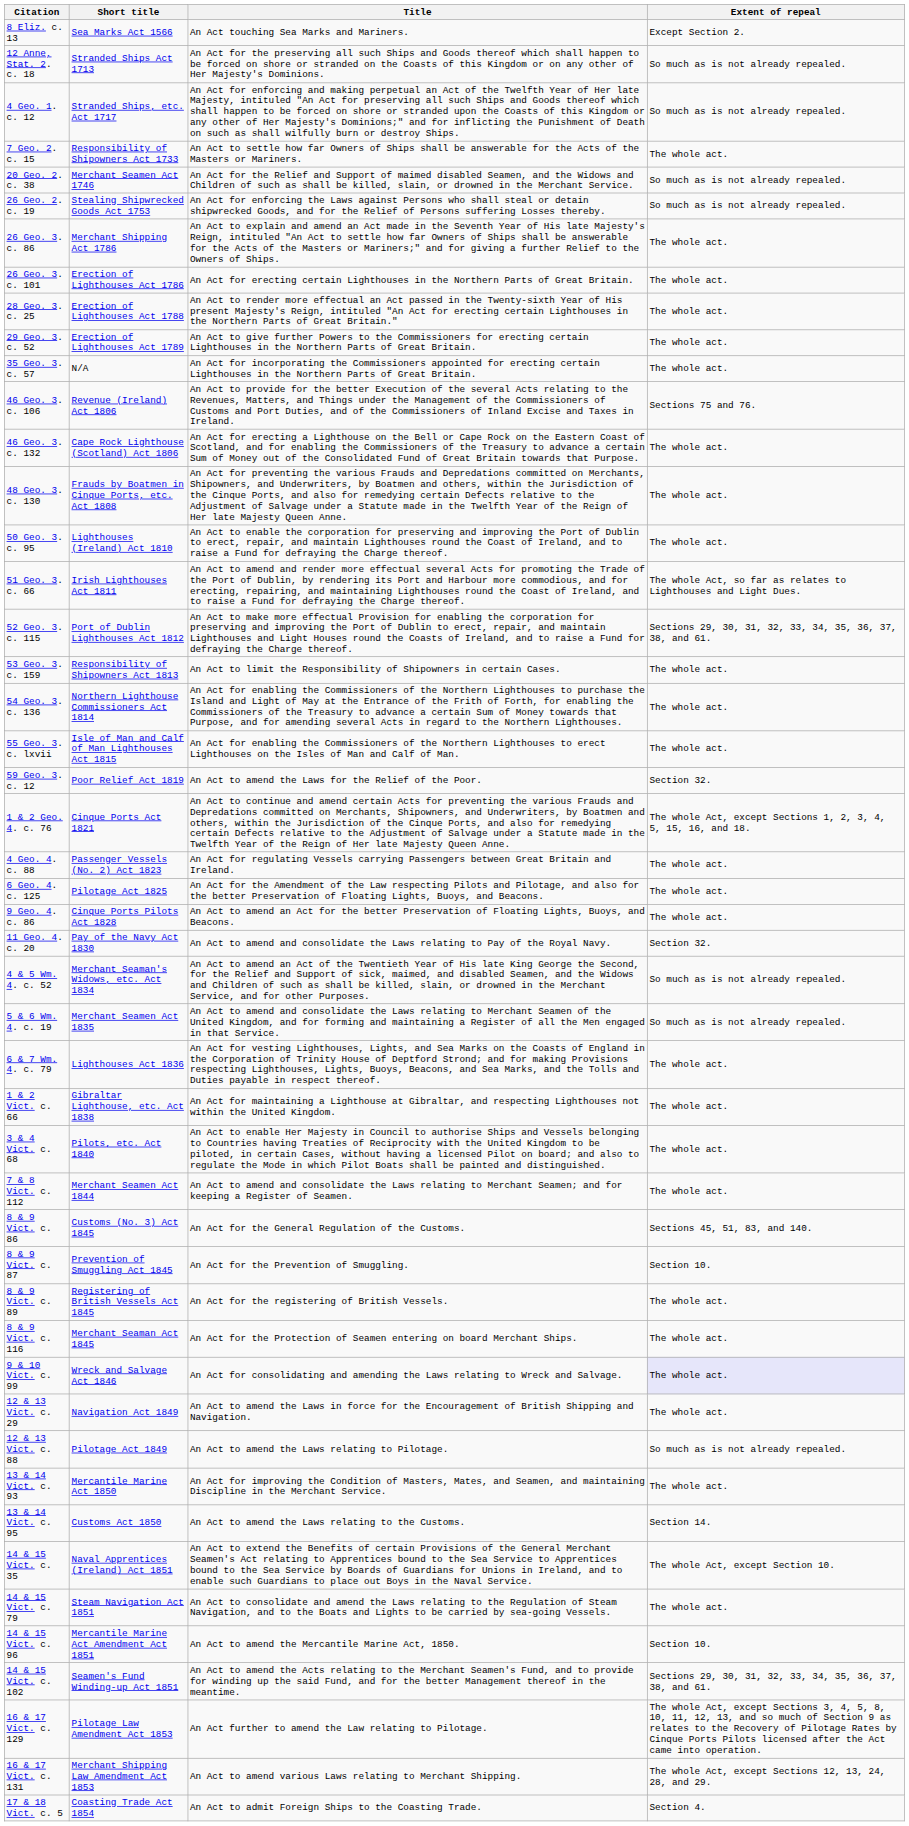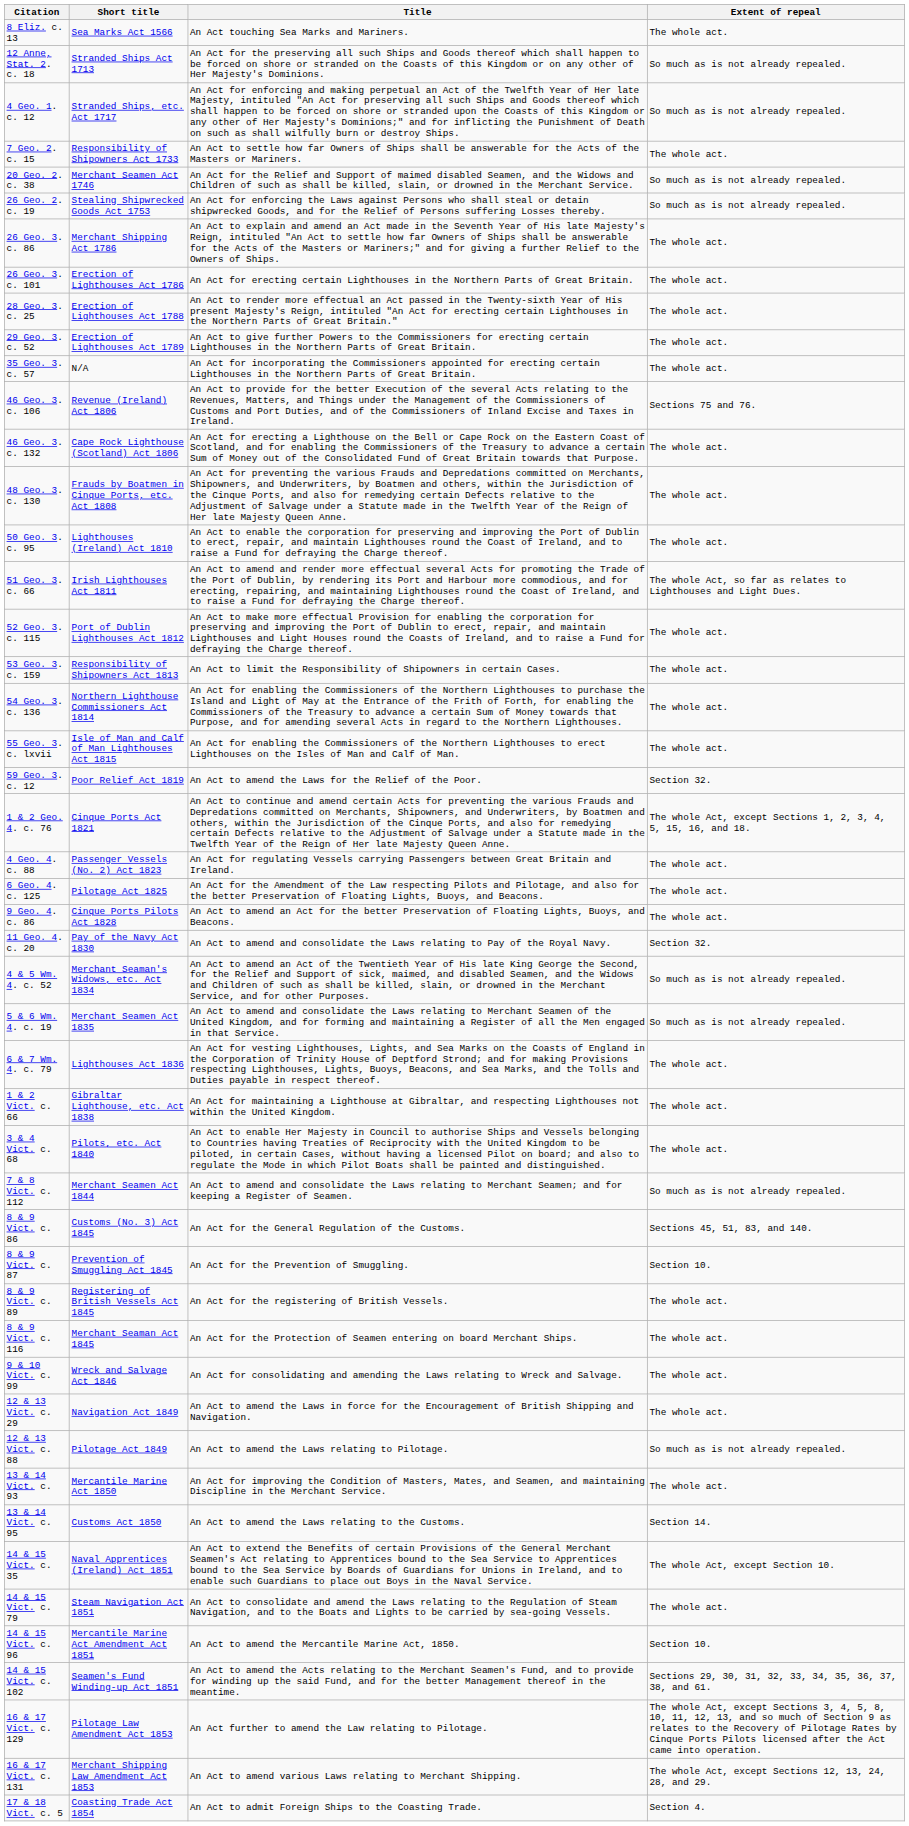(697, 33) Except Section 2. -> (689, 33) The whole act.
(773, 633) Sections 29, 30, 31, 32, 33, 34, 35, 36, 37, 38, and 61. -> (689, 633) The whole act.
(689, 1191) The whole act. -> (748, 1191) So much as is not already repealed.
(689, 1376) lavender background -> (689, 1376) no background
